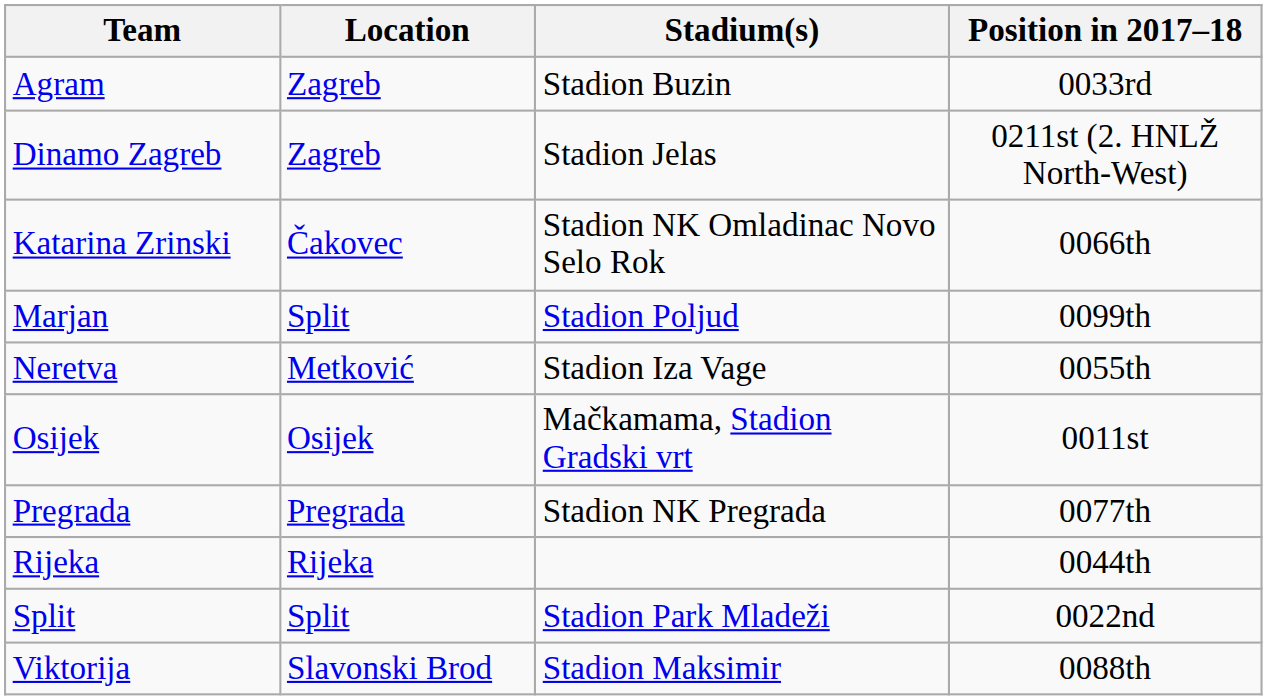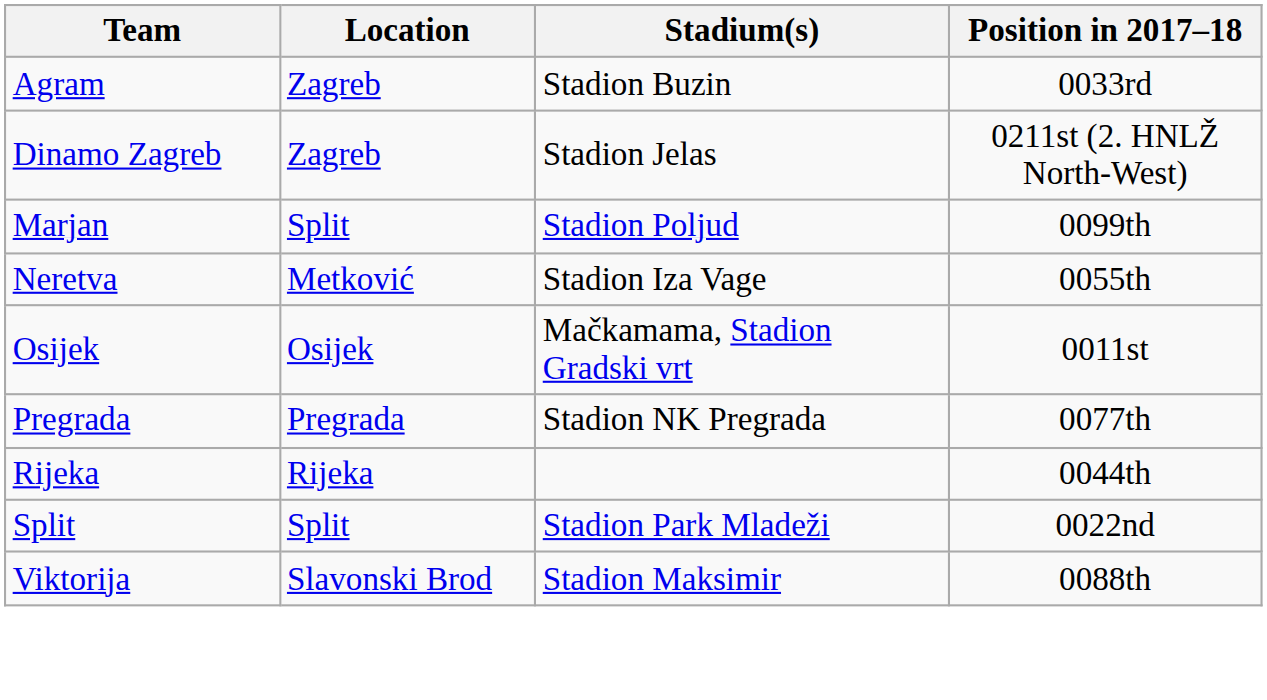- row: (122, 244)
